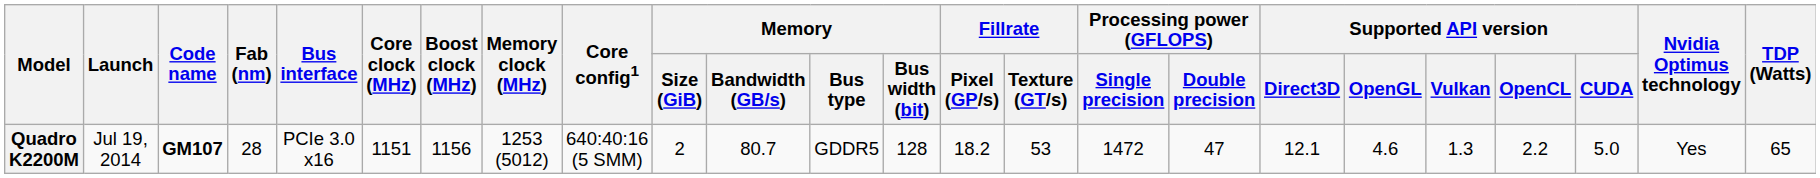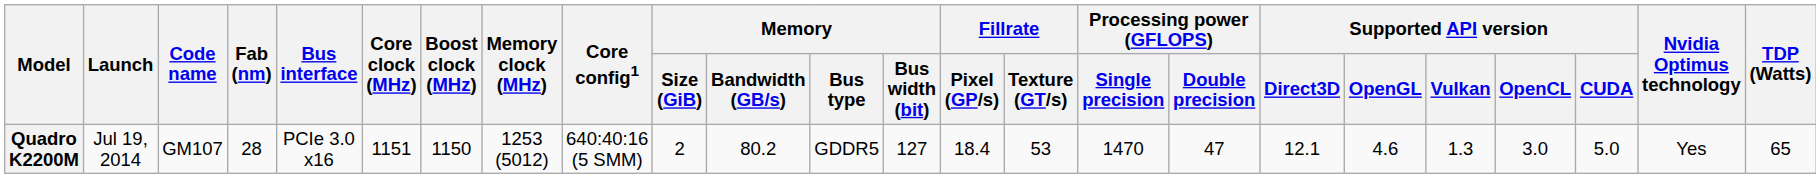(192, 149) bold -> (192, 149) normal
(451, 149) 1156 -> (451, 149) 1150
(758, 149) 80.7 -> (758, 149) 80.2
(912, 149) 128 -> (912, 149) 127
(972, 149) 18.2 -> (972, 149) 18.4
(1123, 149) 1472 -> (1123, 149) 1470
(1535, 149) 2.2 -> (1535, 149) 3.0
